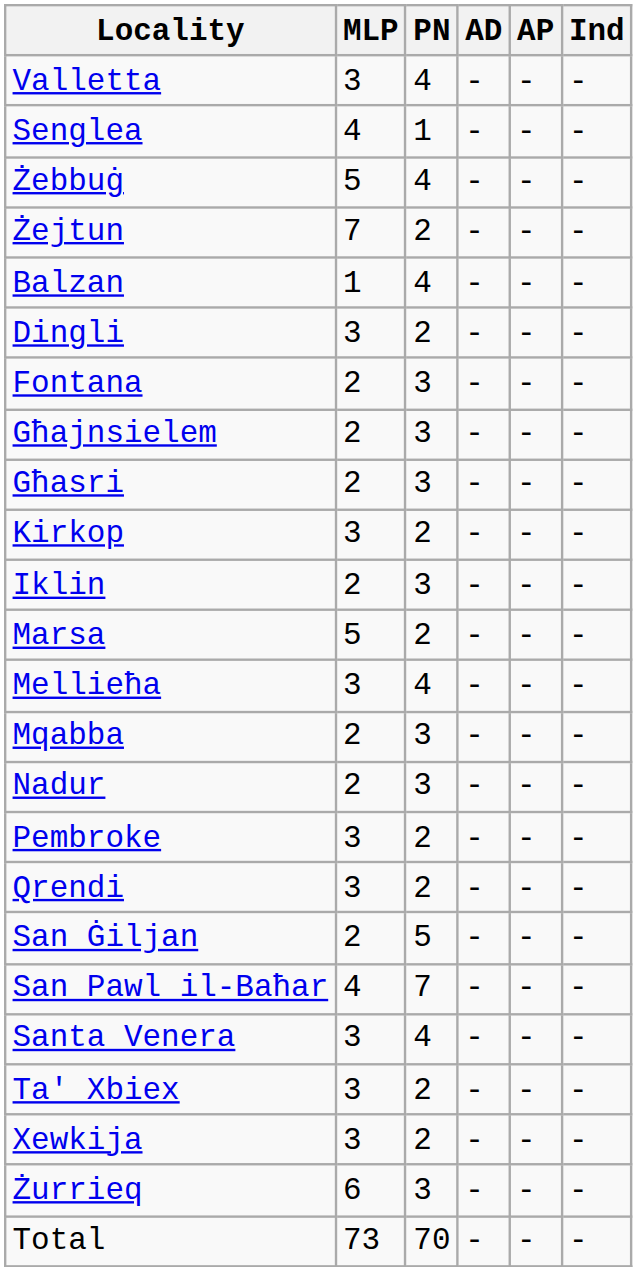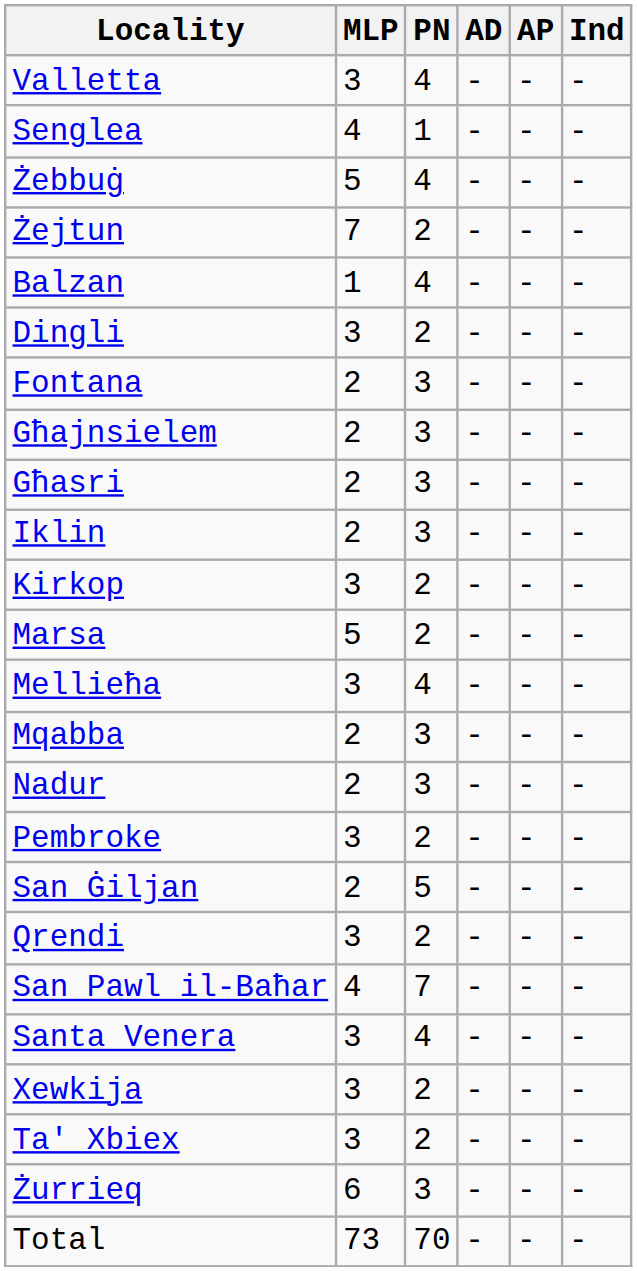rows swapped: (59, 585) <-> (68, 535)
rows swapped: (68, 888) <-> (105, 938)
rows swapped: (96, 1089) <-> (78, 1140)
